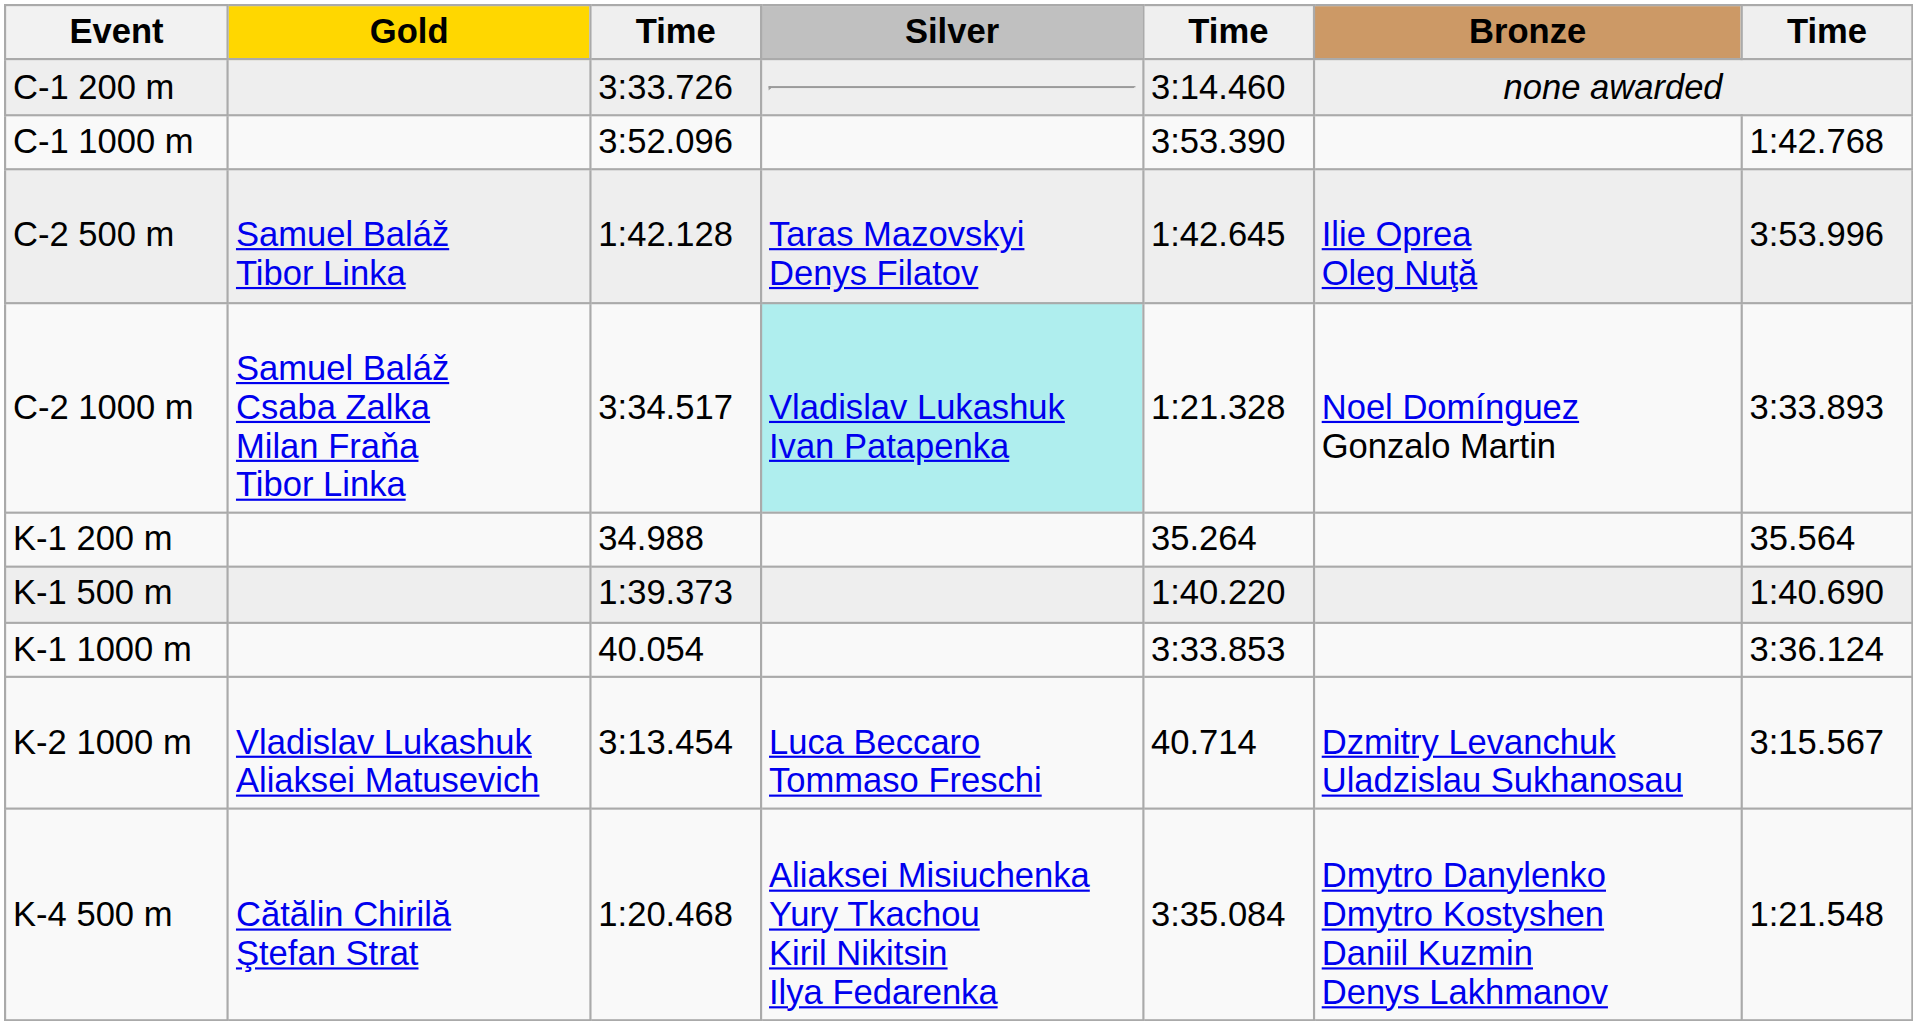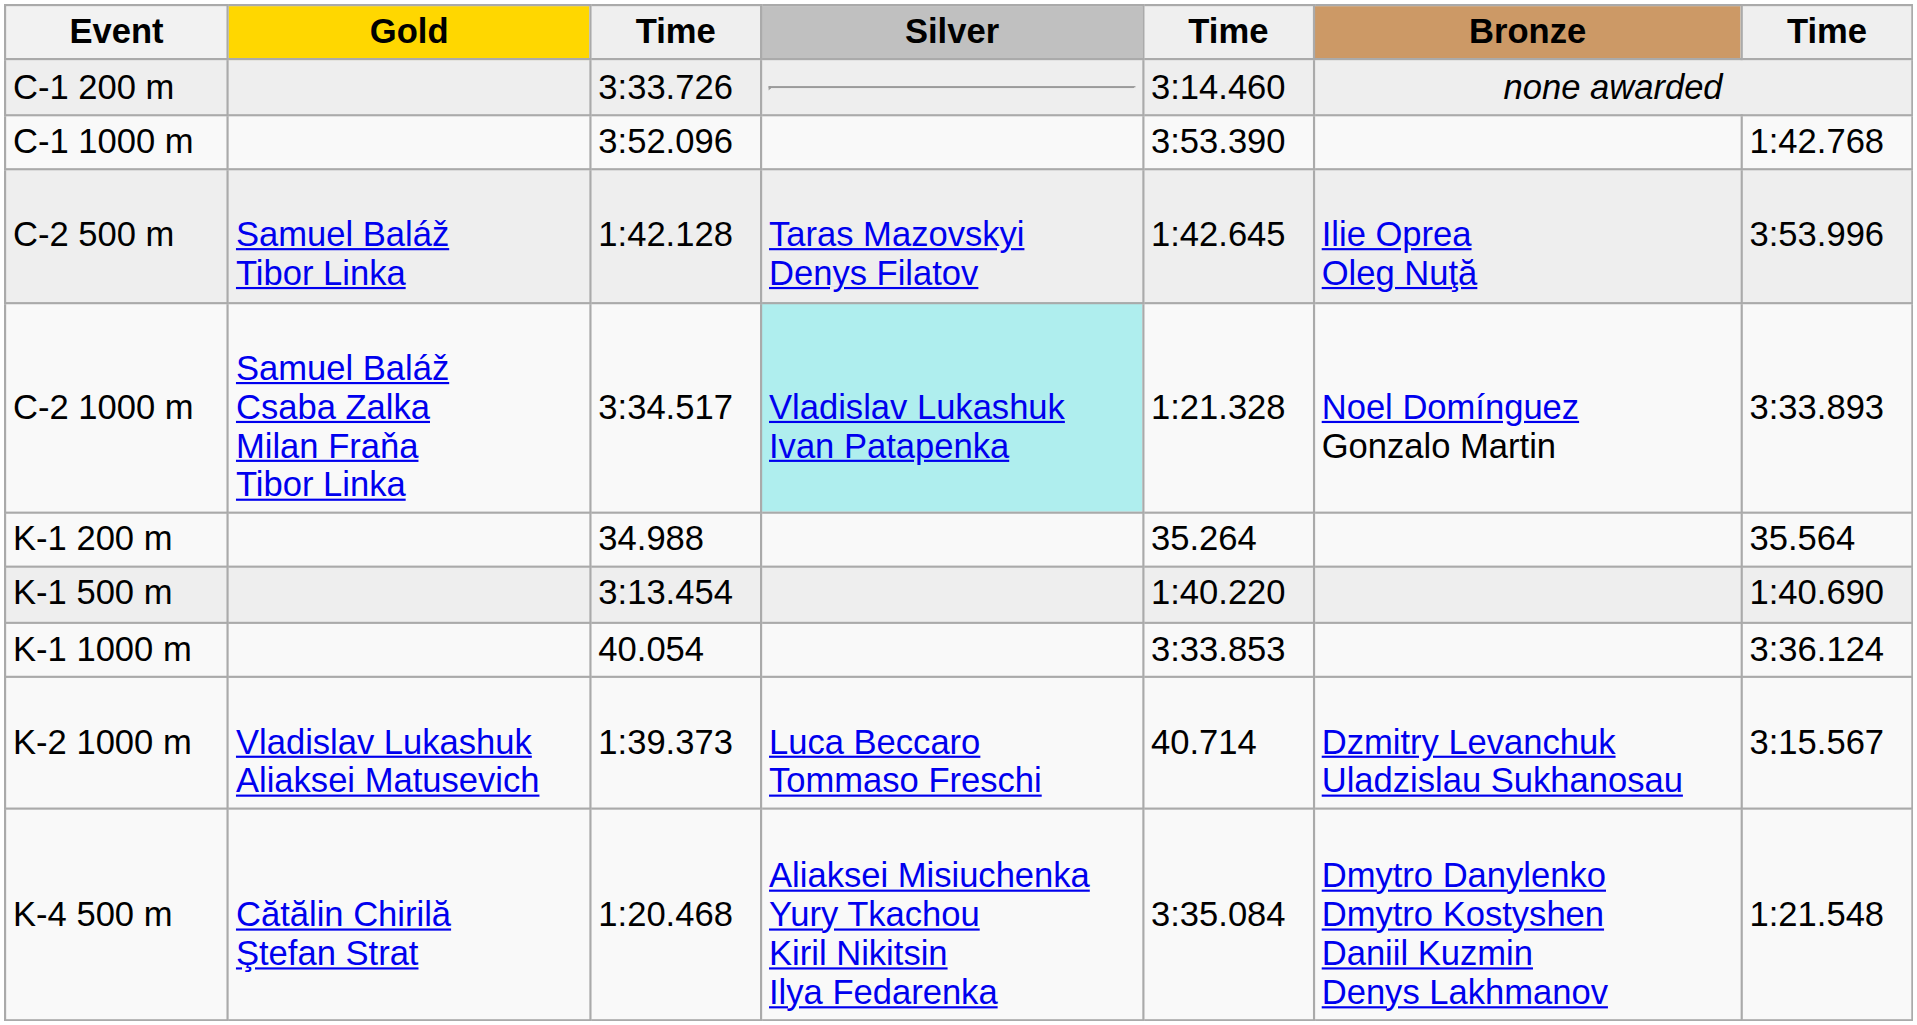(666, 594) 1:39.373 -> (666, 594) 3:13.454
(666, 742) 3:13.454 -> (666, 742) 1:39.373
